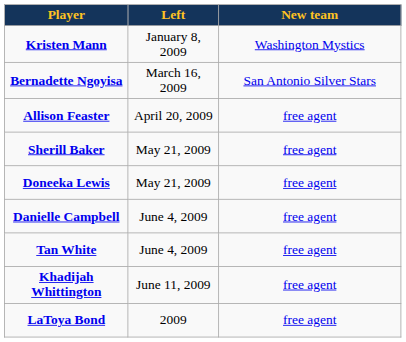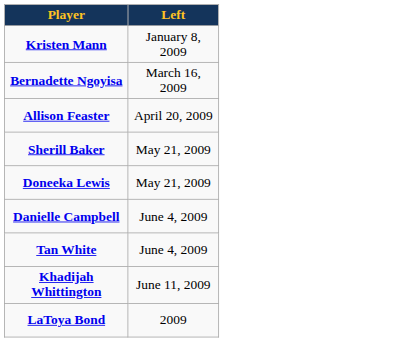- column: (310, 15)
